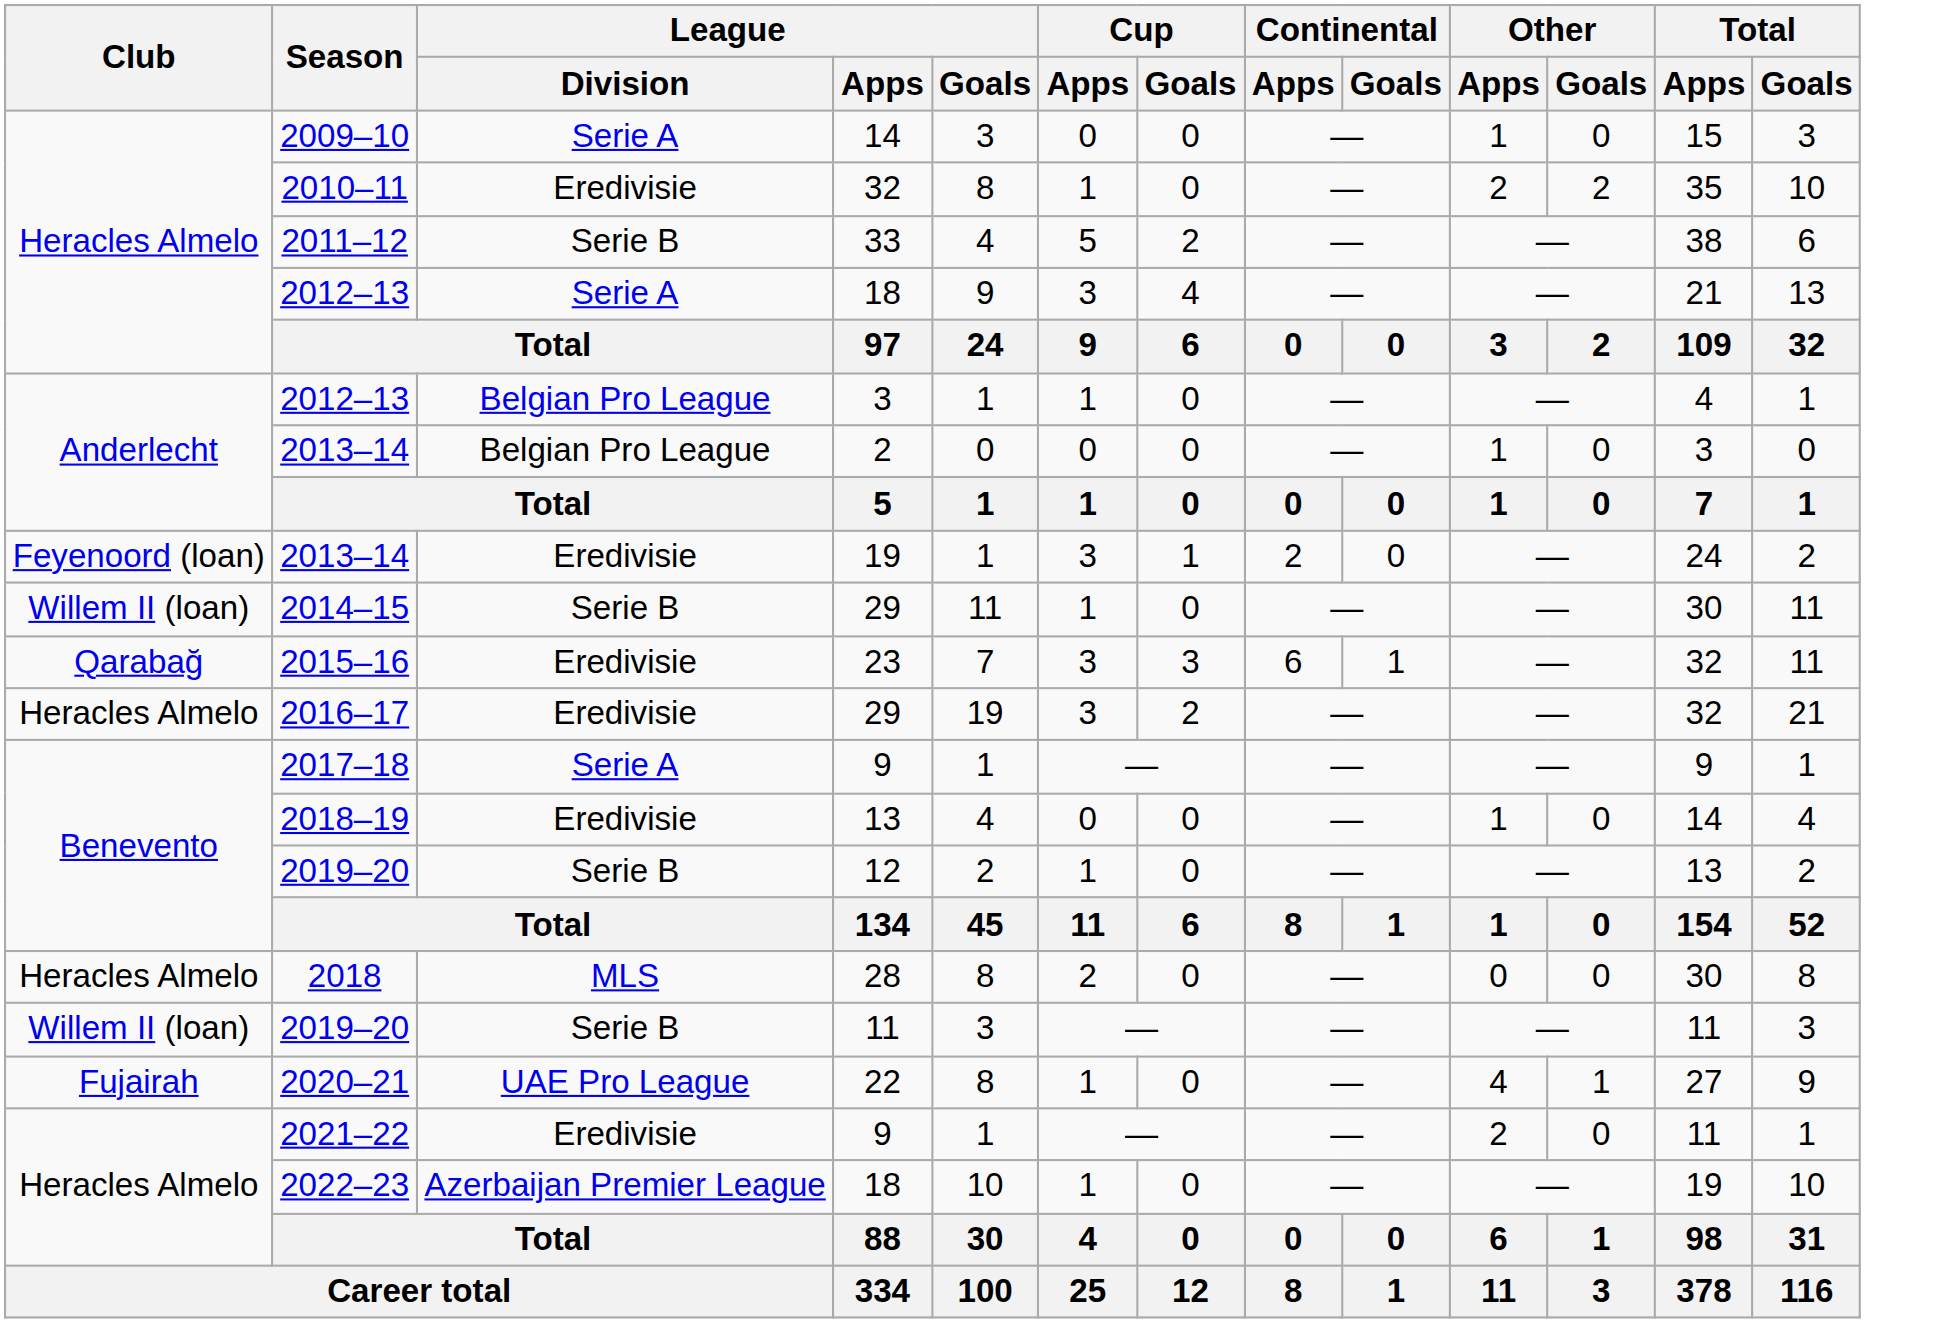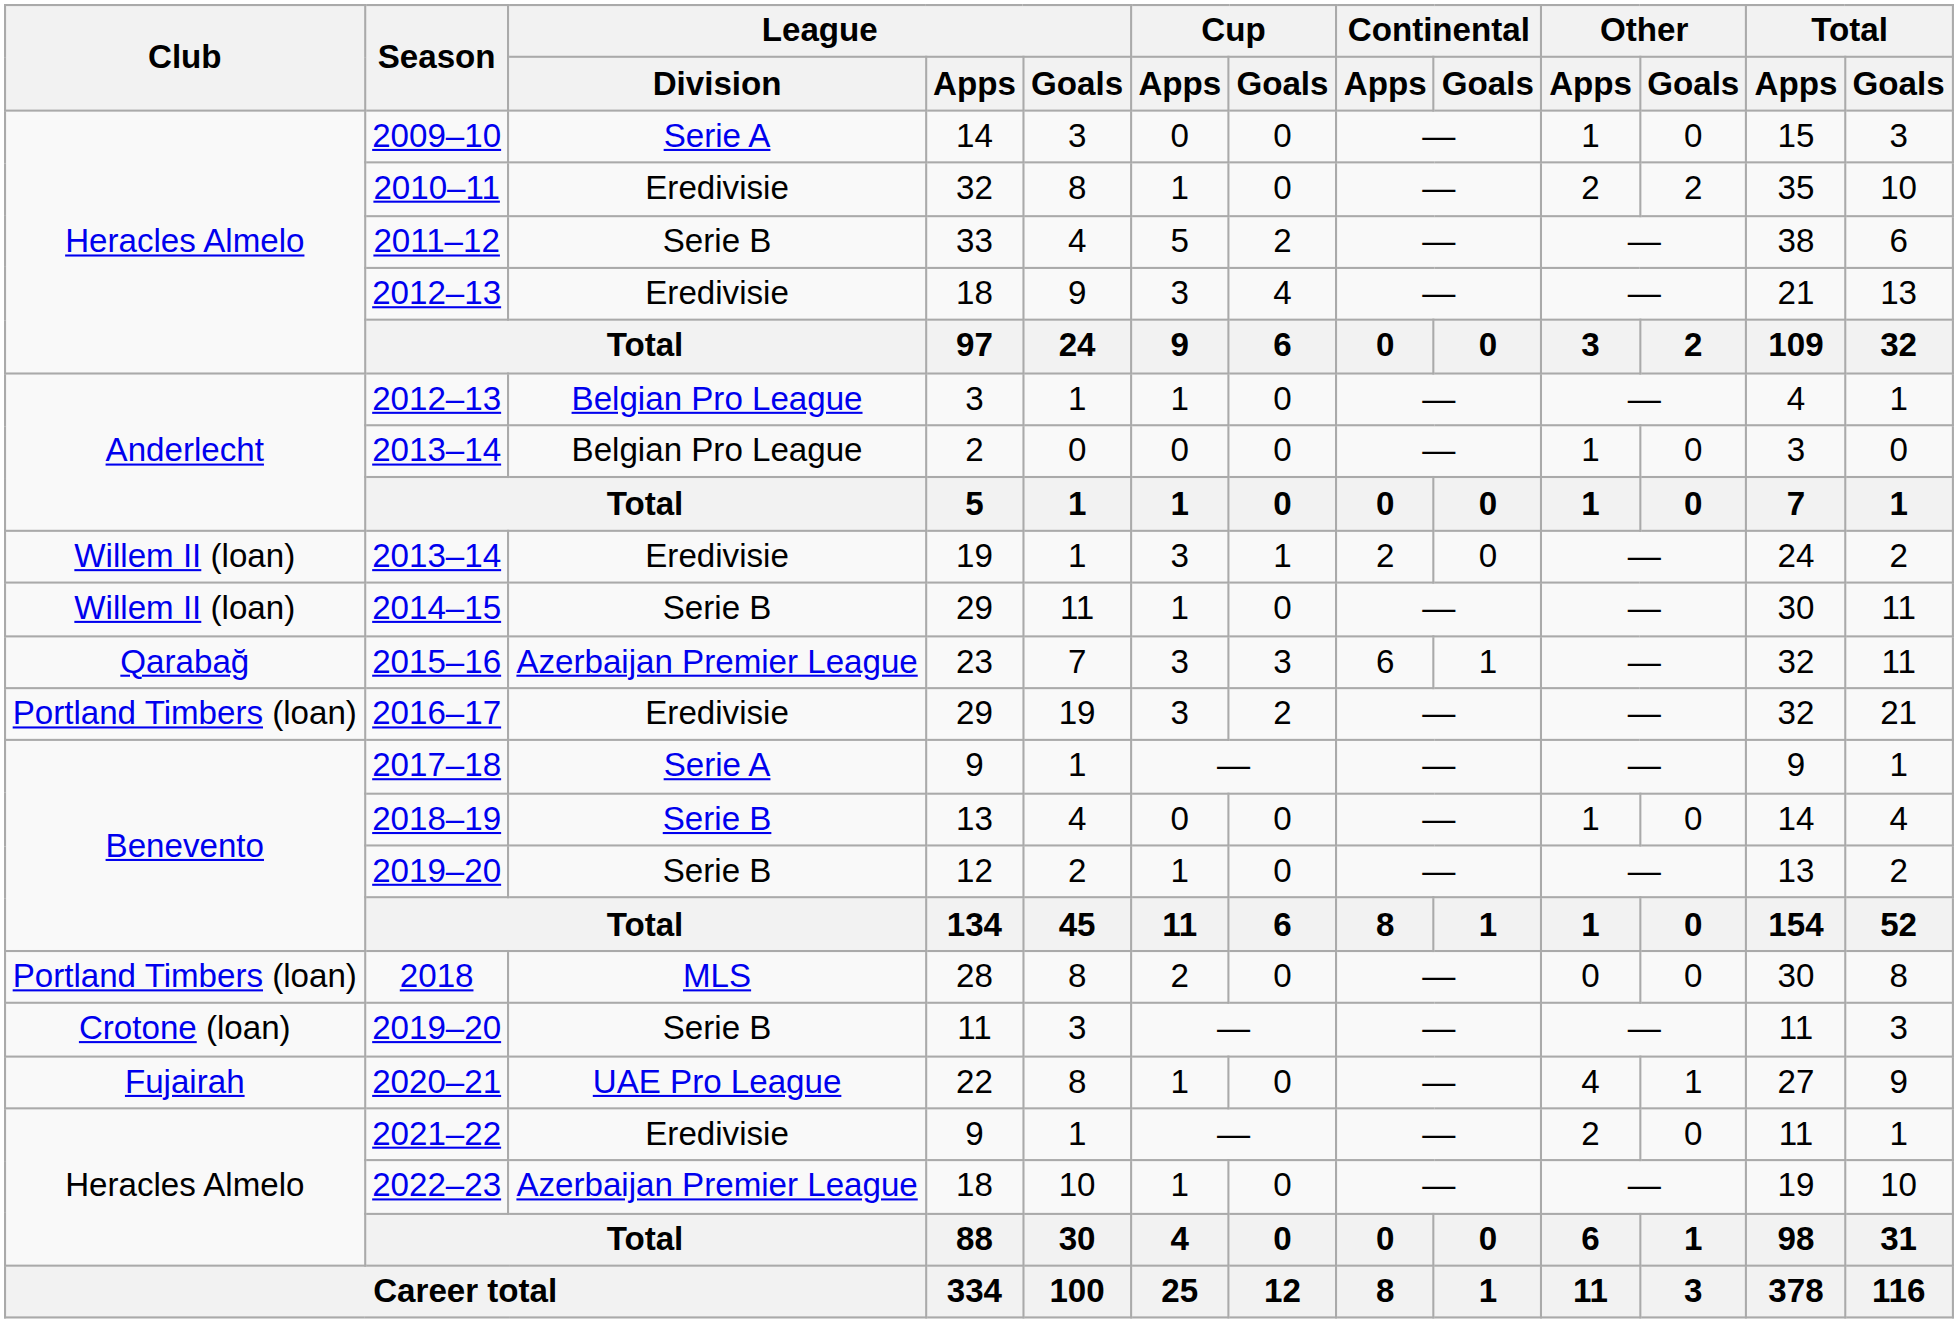(625, 293) Serie A -> (717, 293) Eredivisie
(139, 556) Feyenoord (loan) -> (185, 556) Willem II (loan)
(625, 661) Eredivisie -> (717, 661) Azerbaijan Premier League
(139, 713) Heracles Almelo -> (185, 713) Portland Timbers (loan)
(625, 818) Eredivisie -> (717, 818) Serie B
(139, 976) Heracles Almelo -> (185, 976) Portland Timbers (loan)
(139, 1028) Willem II (loan) -> (185, 1028) Crotone (loan)
